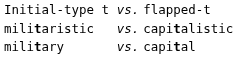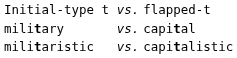rows swapped: (34, 47) <-> (49, 28)
